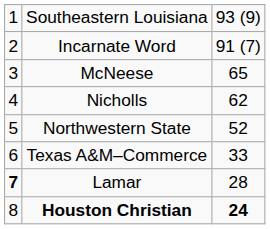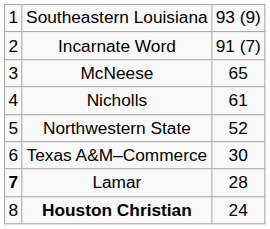(238, 100) 62 -> (238, 100) 61
(238, 155) 33 -> (238, 155) 30
(238, 210) bold -> (238, 210) normal
